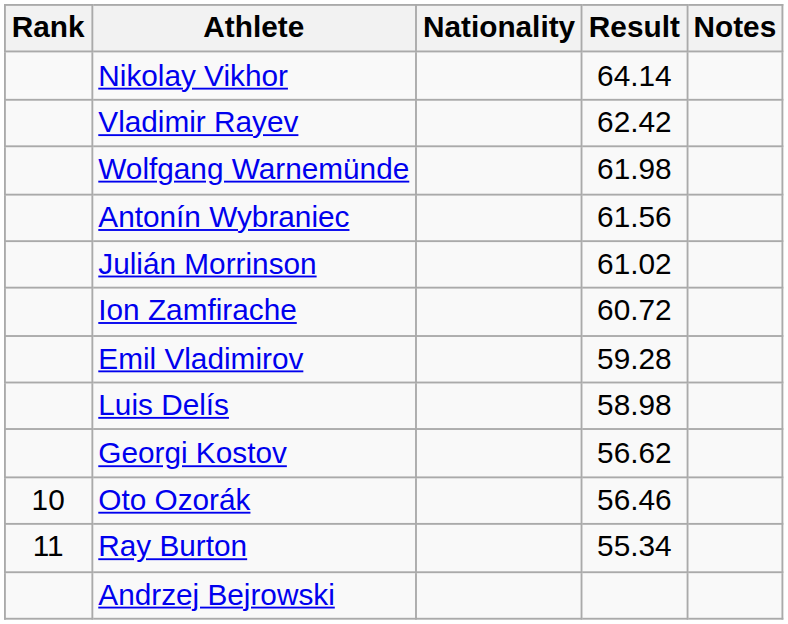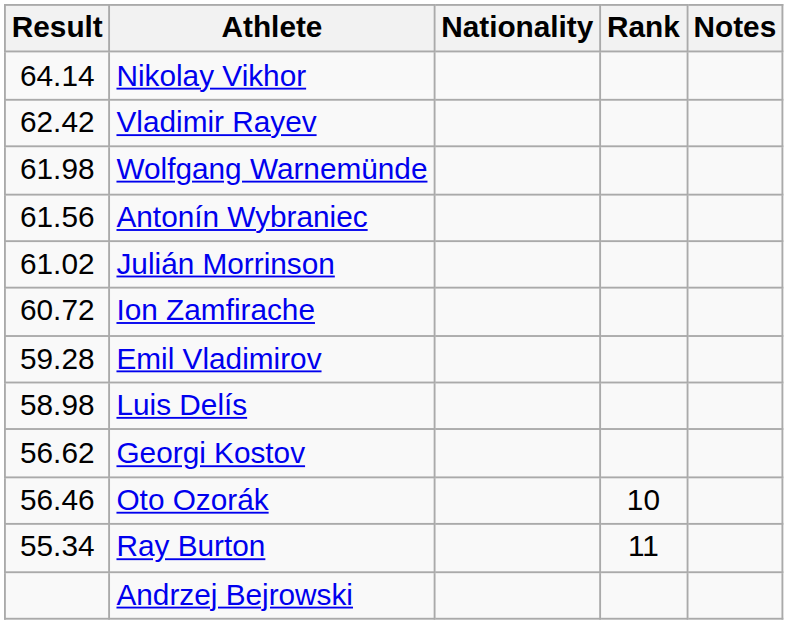columns swapped: (48, 28) <-> (634, 28)
